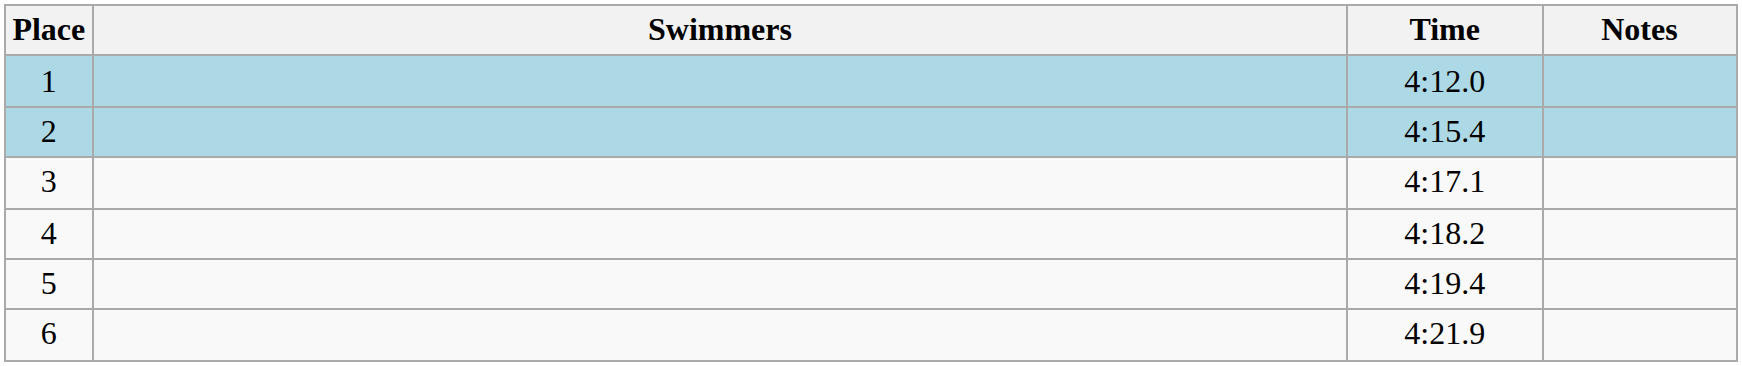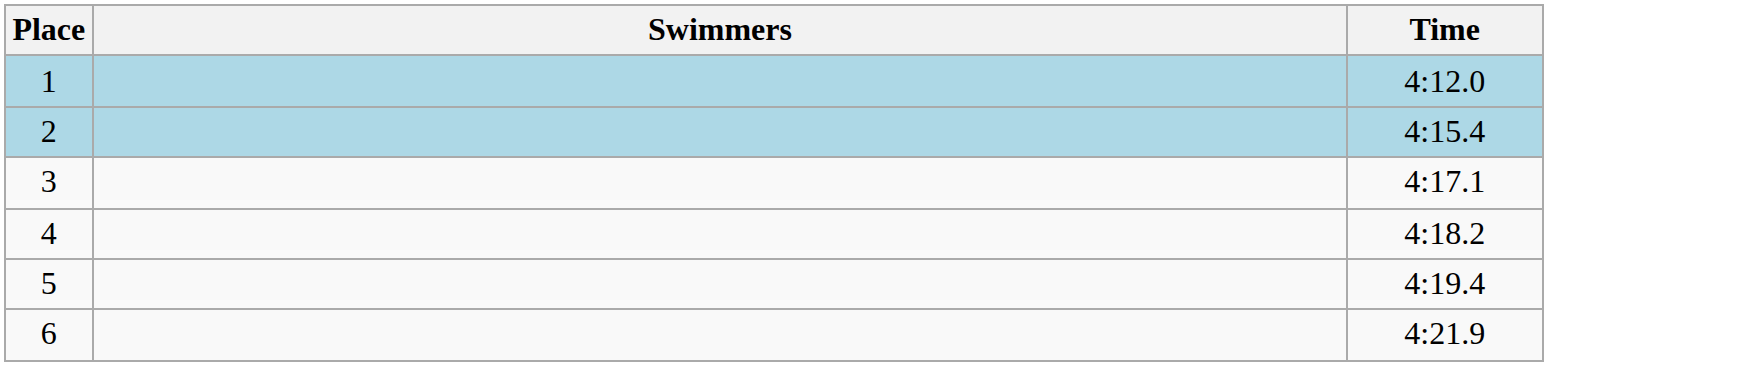- column: (1639, 29)
